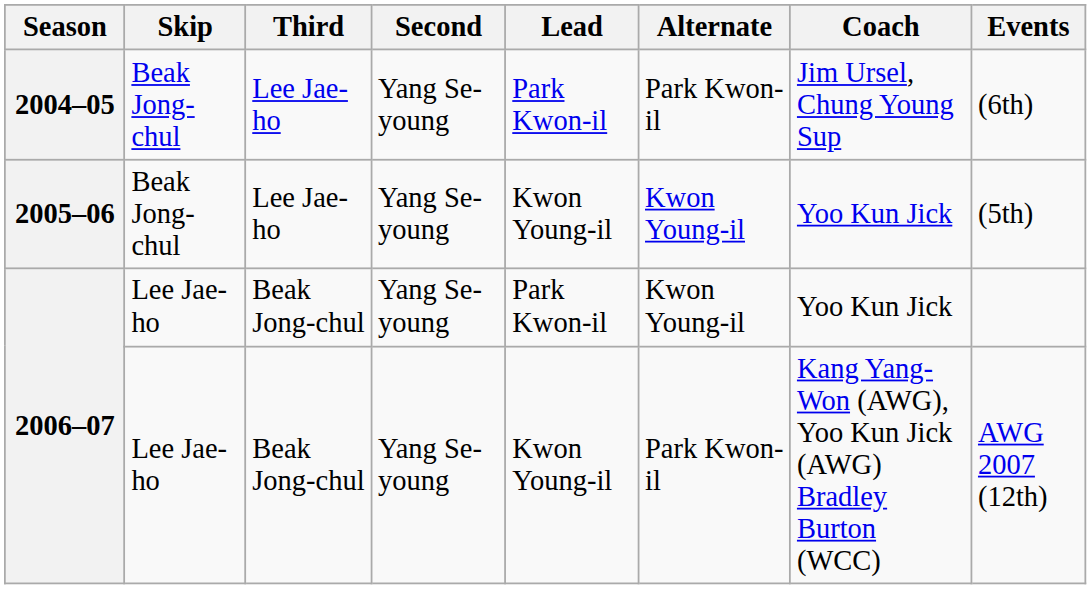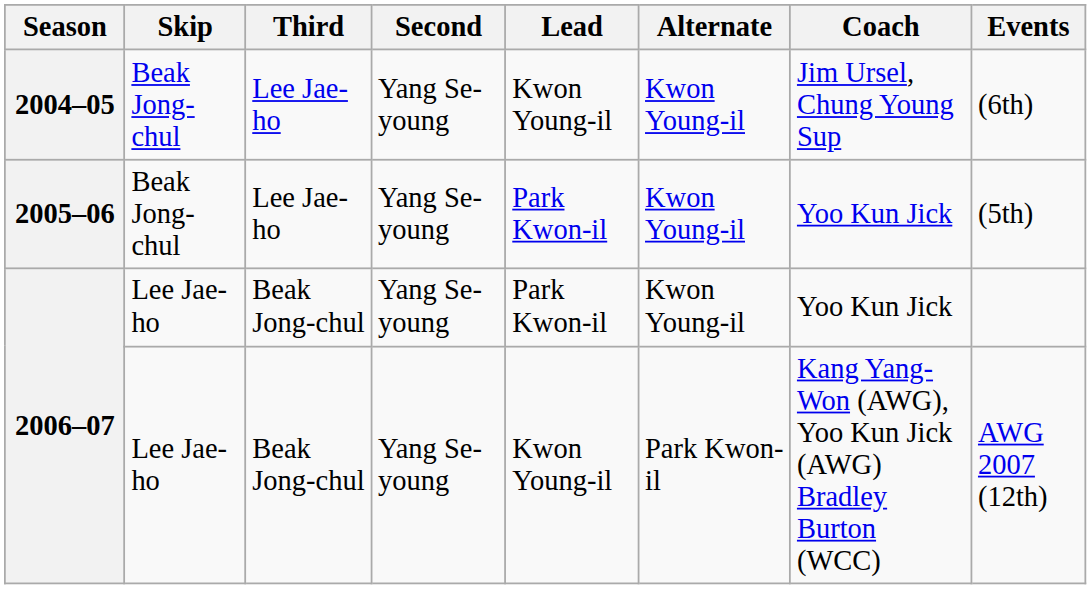(560, 104) Park Kwon-il -> (562, 104) Kwon Young-il
(714, 104) Park Kwon-il -> (695, 104) Kwon Young-il
(562, 213) Kwon Young-il -> (560, 213) Park Kwon-il
